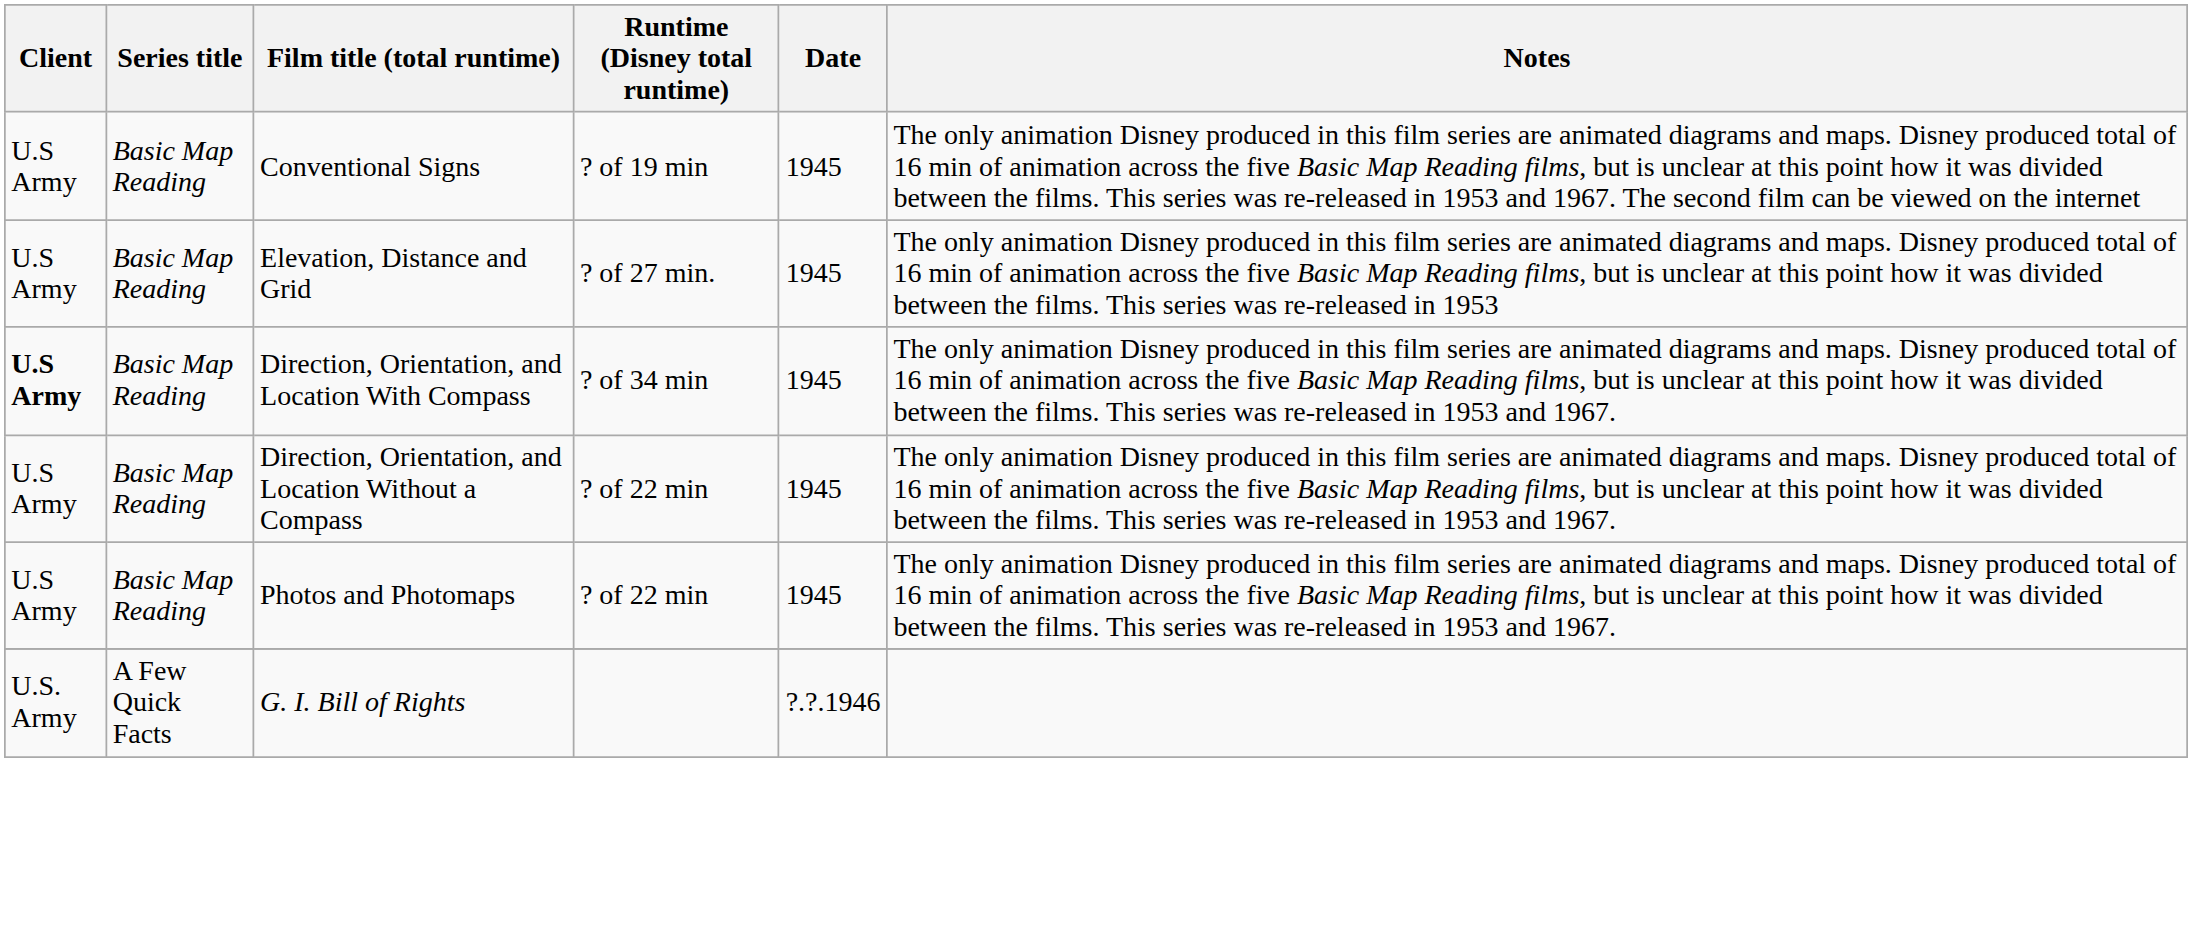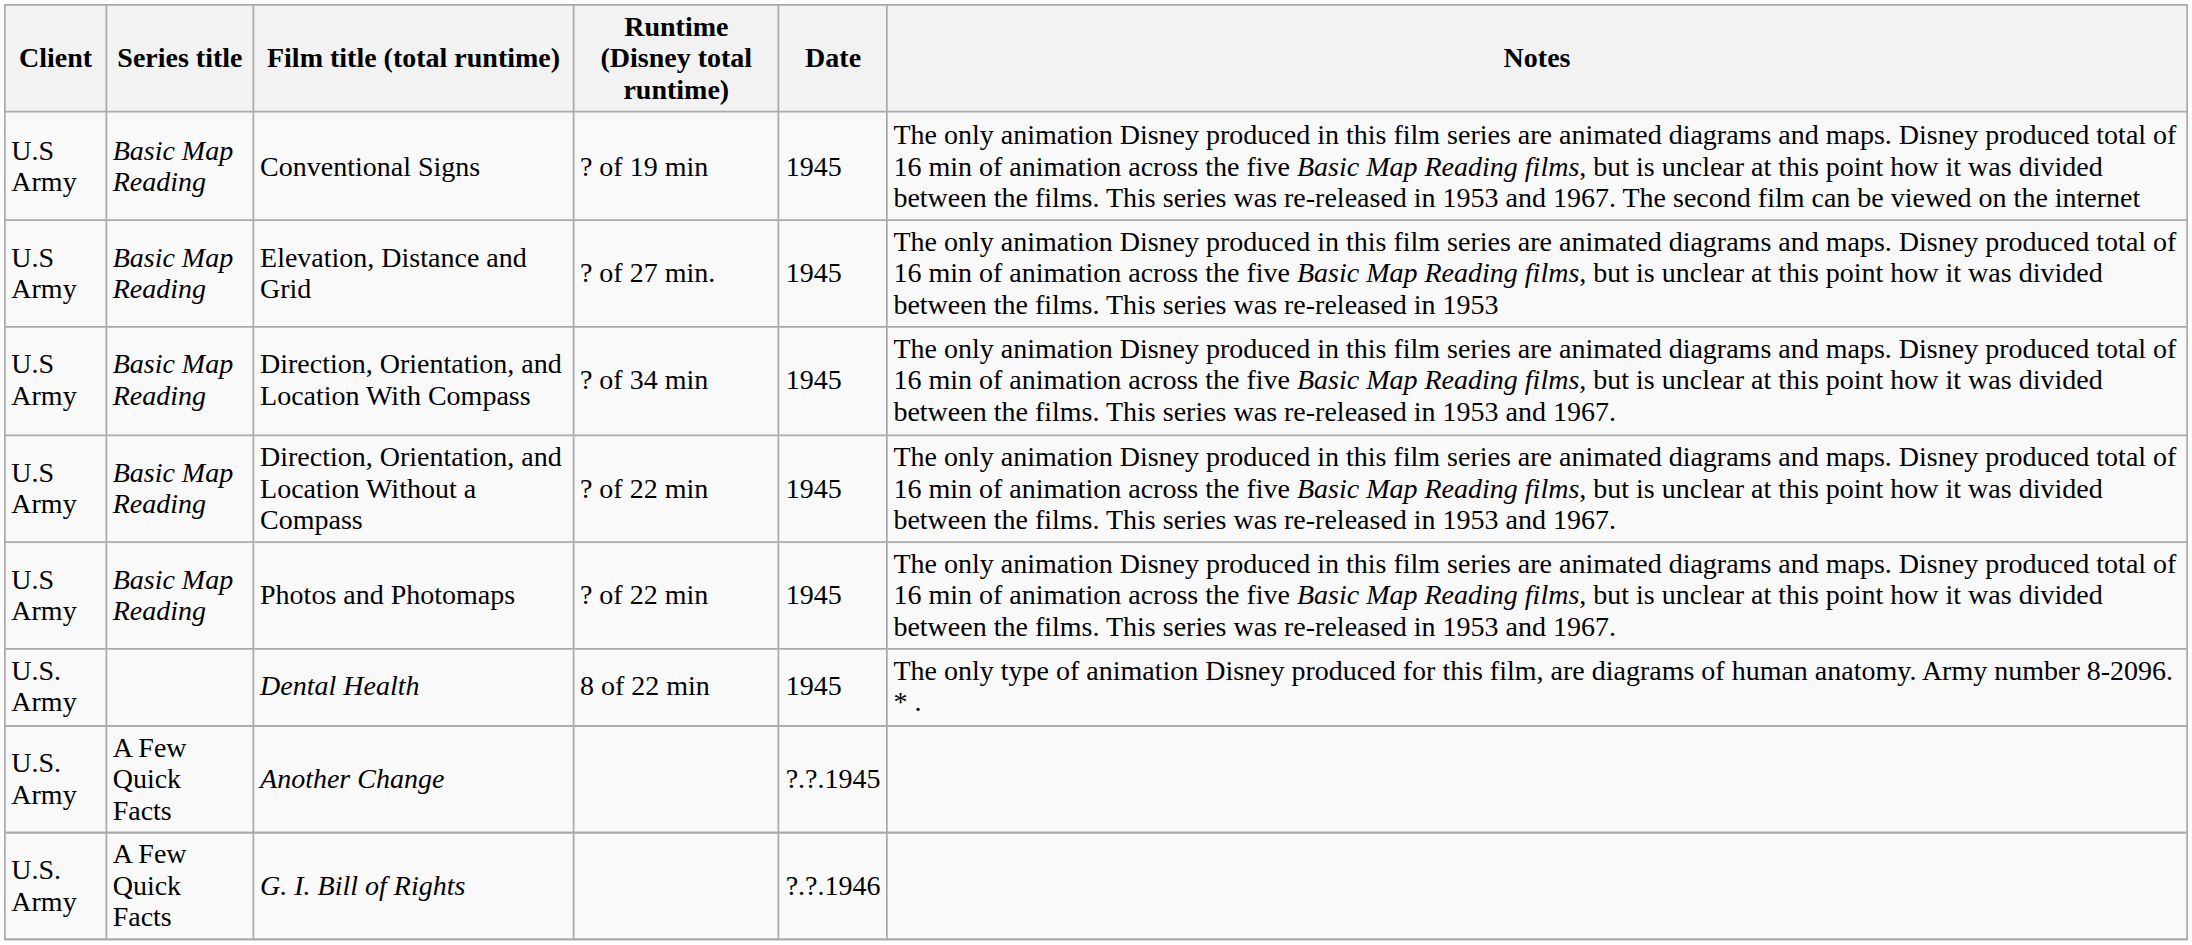(46, 380) bold -> (44, 380) normal
+ row: (340, 686)
+ row: (352, 778)
